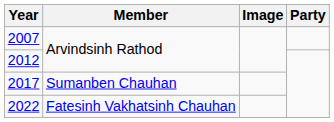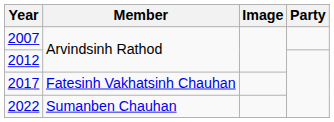(111, 83) Sumanben Chauhan -> (141, 83) Fatesinh Vakhatsinh Chauhan
(141, 106) Fatesinh Vakhatsinh Chauhan -> (111, 106) Sumanben Chauhan
